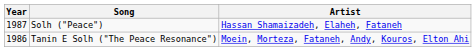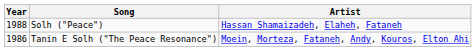(17, 25) 1987 -> (17, 25) 1988
